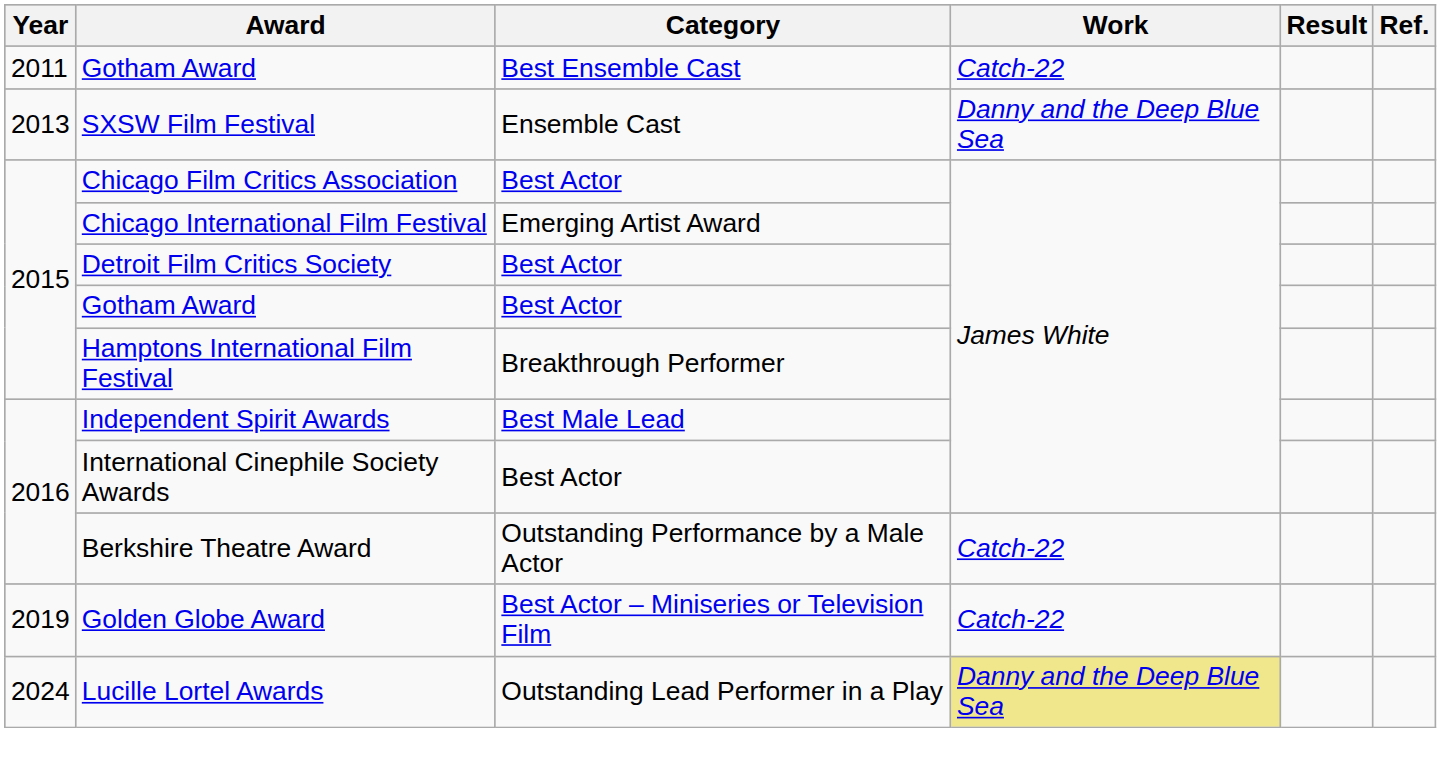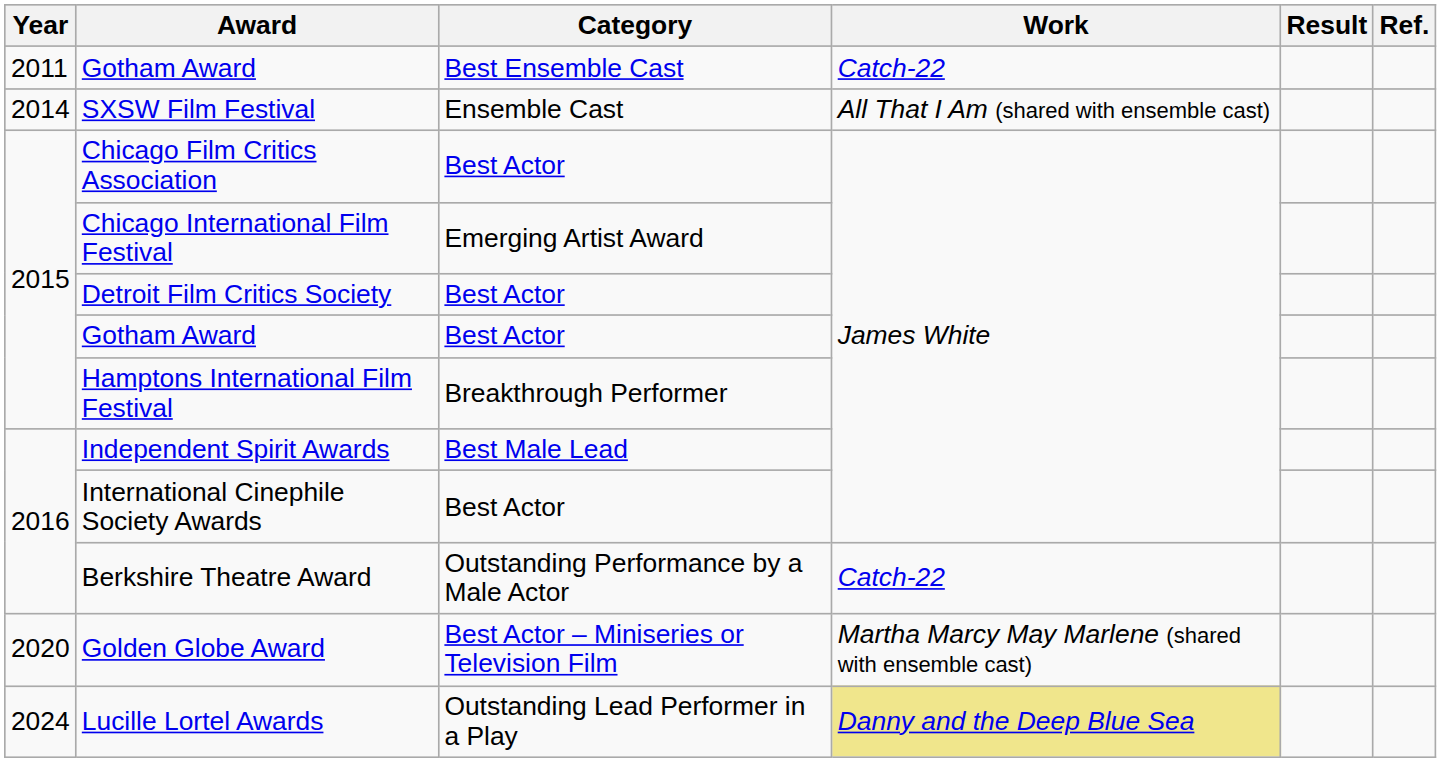(40, 124) 2013 -> (40, 109) 2014
(1108, 124) Danny and the Deep Blue Sea -> (1054, 109) All That I Am (shared with ensemble cast)
(40, 619) 2019 -> (40, 649) 2020
(1011, 619) Catch-22 -> (1039, 649) Martha Marcy May Marlene (shared with ensemble cast)
